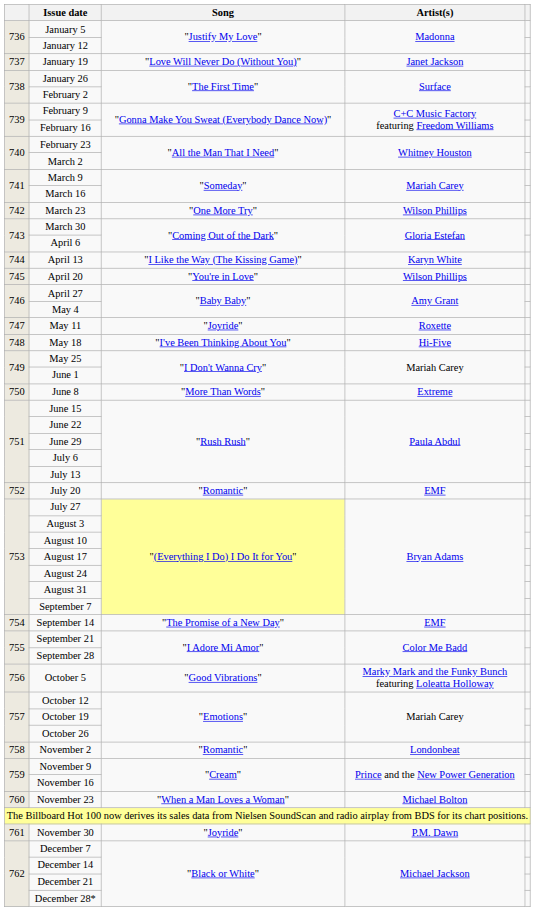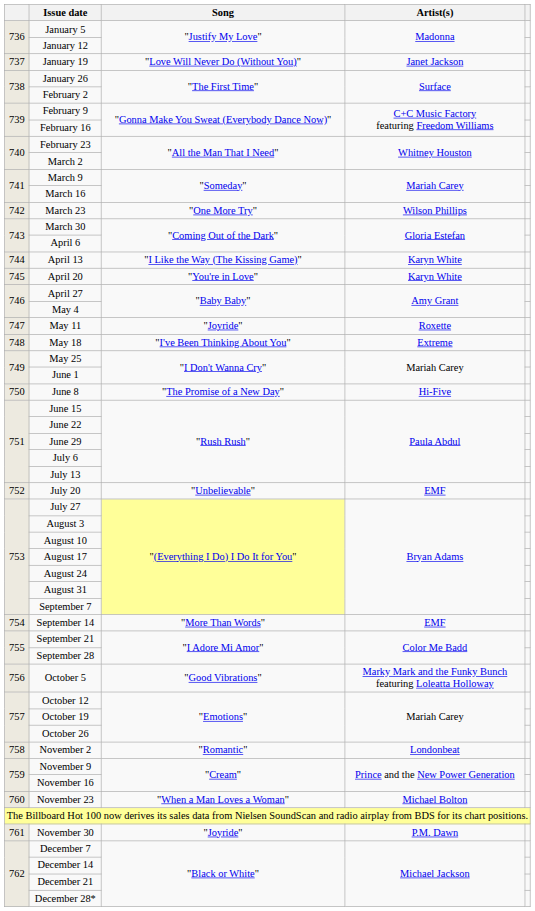(435, 276) Wilson Phillips -> (435, 276) Karyn White
(435, 342) Hi-Five -> (435, 342) Extreme
(223, 392) "More Than Words" -> (223, 392) "The Promise of a New Day"
(435, 392) Extreme -> (435, 392) Hi-Five
(223, 491) "Romantic" -> (223, 491) "Unbelievable"
(223, 623) "The Promise of a New Day" -> (223, 623) "More Than Words"
